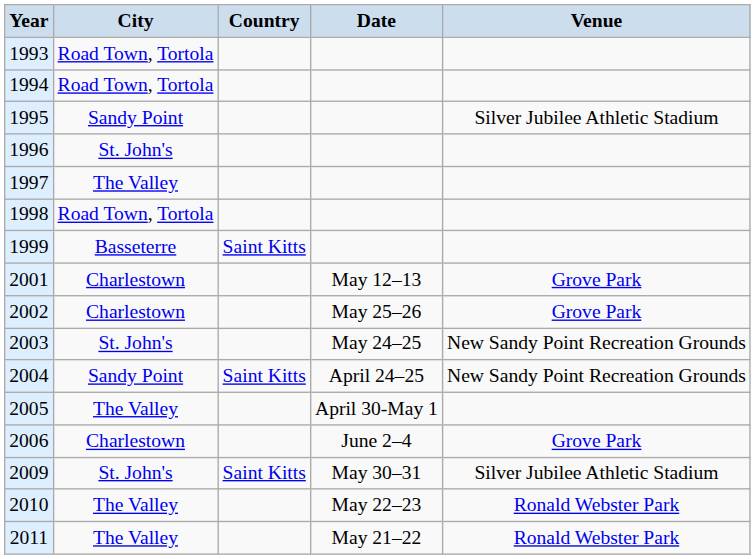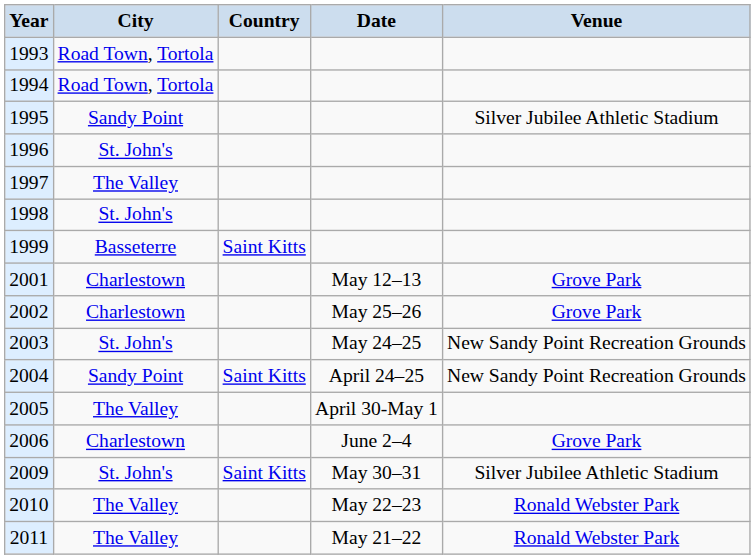(136, 214) Road Town, Tortola -> (136, 214) St. John's
